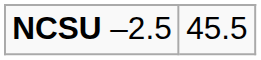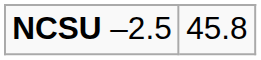(217, 29) 45.5 -> (217, 29) 45.8
